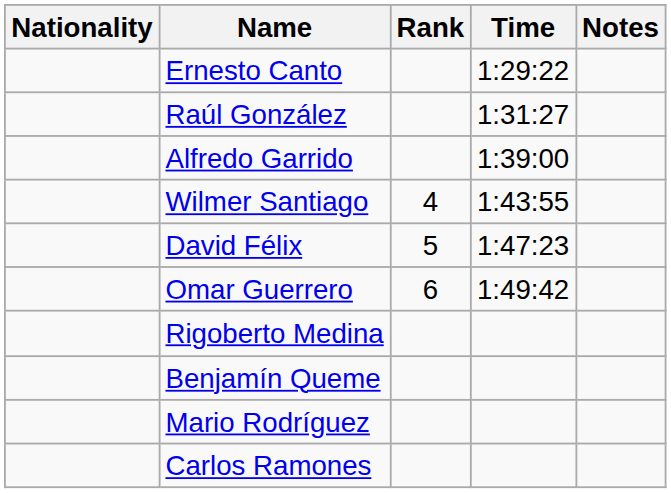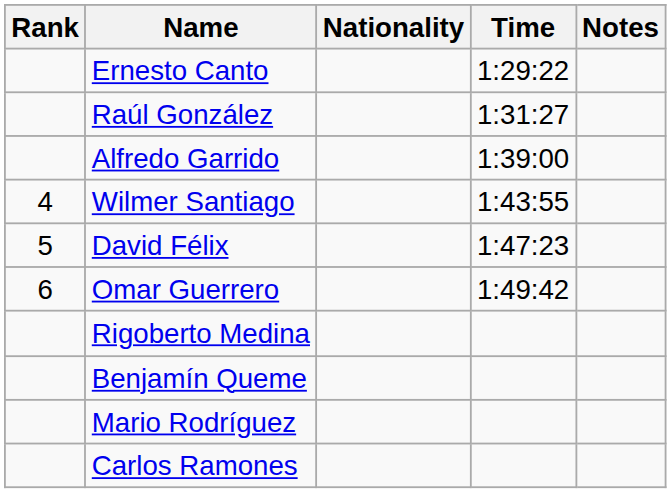columns swapped: (430, 27) <-> (82, 27)
